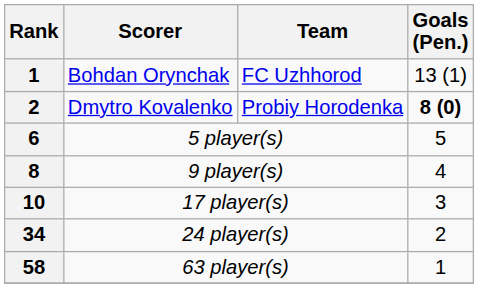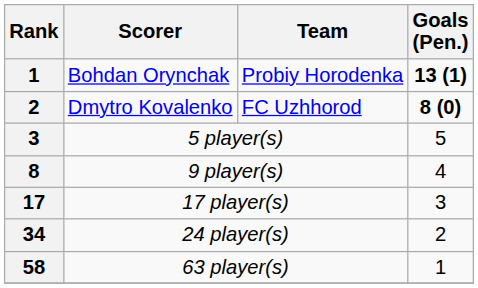(302, 75) FC Uzhhorod -> (323, 75) Probiy Horodenka
(441, 75) normal -> (441, 75) bold
(323, 107) Probiy Horodenka -> (302, 107) FC Uzhhorod
(34, 139) 6 -> (34, 139) 3
(34, 203) 10 -> (34, 203) 17
